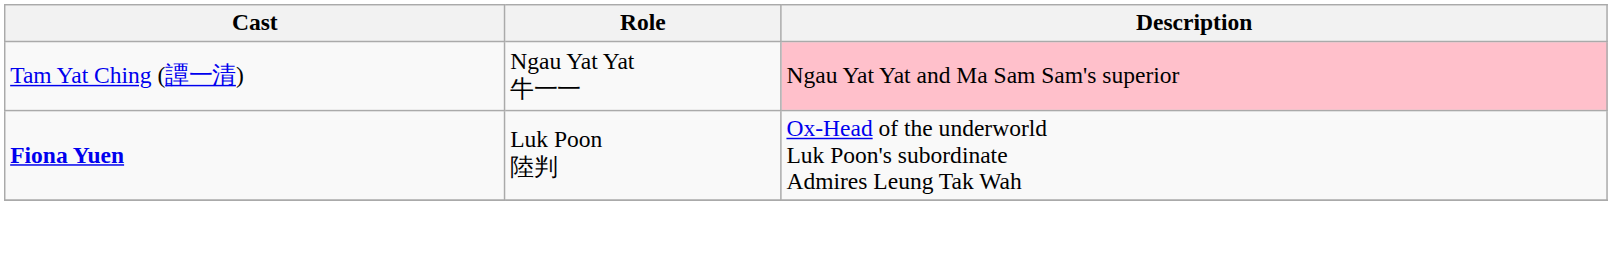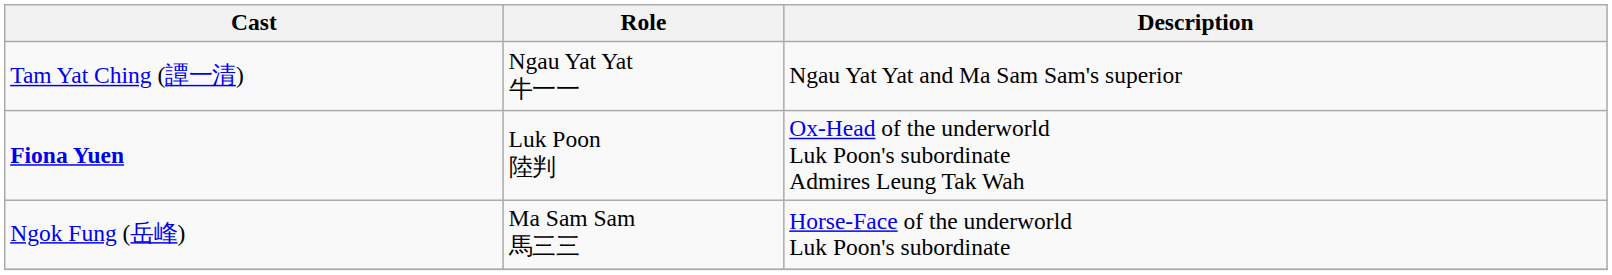(983, 75) pink background -> (986, 75) no background
+ row: (98, 233)
